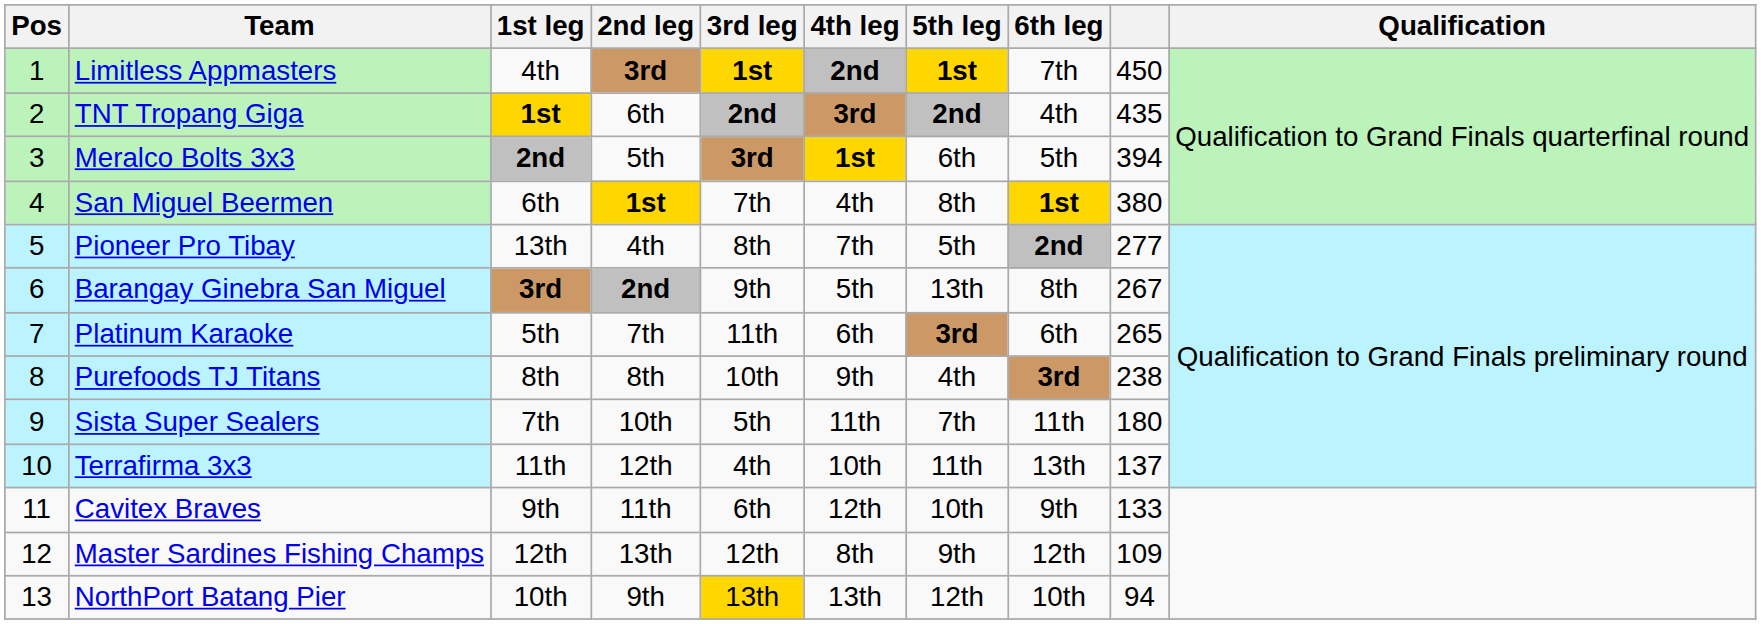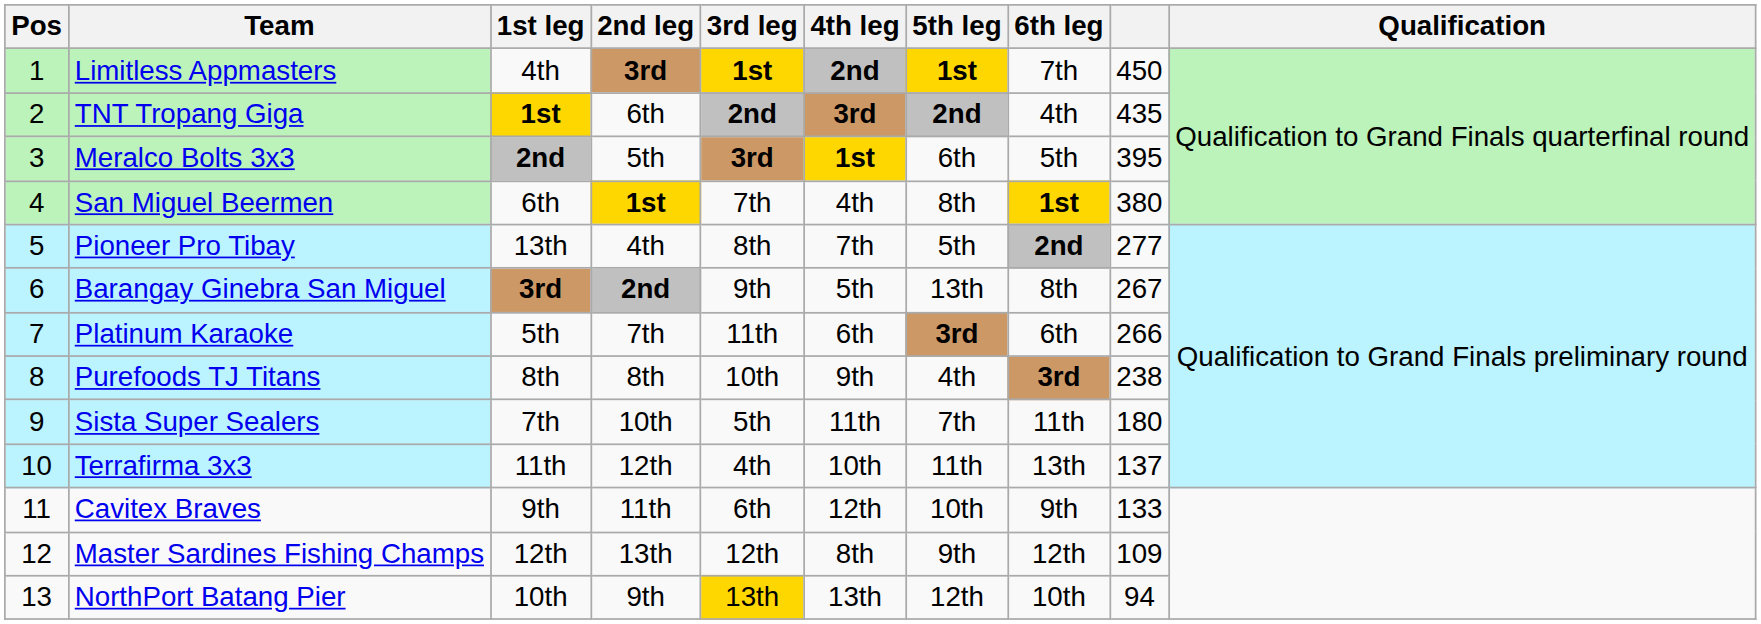(1139, 158) 394 -> (1139, 158) 395
(1139, 333) 265 -> (1139, 333) 266
